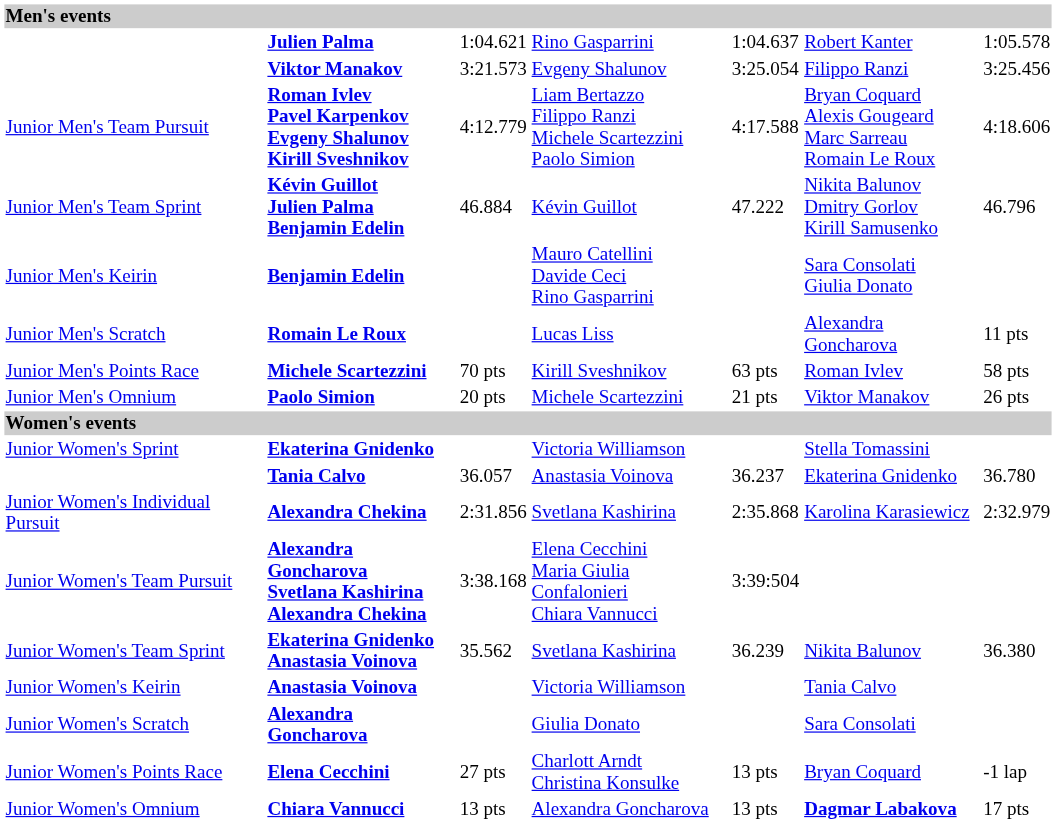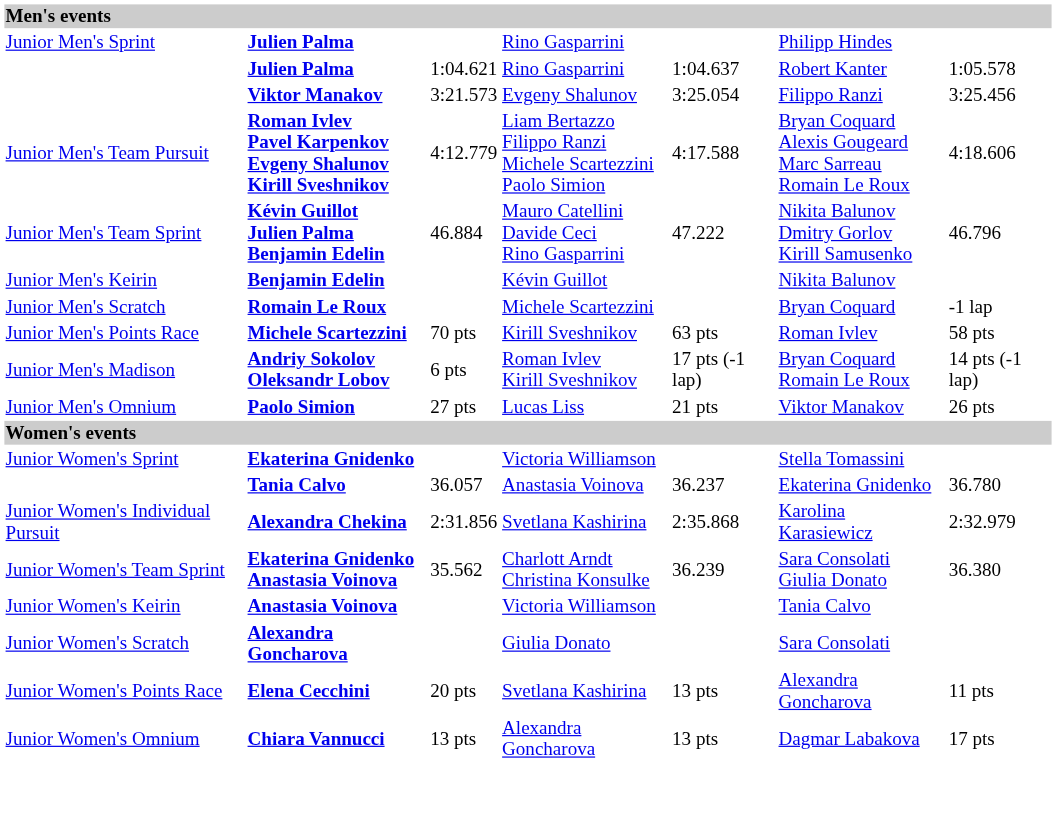+ row: (80, 42)
(584, 206) Kévin Guillot -> (563, 232) Mauro Catellini Davide Ceci Rino Gasparrini
(593, 275) Mauro Catellini Davide Ceci Rino Gasparrini -> (555, 280) Kévin Guillot
(860, 275) Sara Consolati Giulia Donato -> (837, 280) Nikita Balunov
(573, 333) Lucas Liss -> (578, 306) Michele Scartezzini
(851, 333) Alexandra Goncharova -> (837, 306) Bryan Coquard
(1006, 333) 11 pts -> (971, 306) -1 lap
+ row: (90, 369)
(483, 396) 20 pts -> (453, 406) 27 pts
(607, 396) Michele Scartezzini -> (543, 406) Lucas Liss
- row: (119, 581)
(604, 650) Svetlana Kashirina -> (576, 569) Charlott Arndt Christina Konsulke
(863, 650) Nikita Balunov -> (834, 569) Sara Consolati Giulia Donato
(483, 771) 27 pts -> (453, 690) 20 pts
(605, 771) Charlott Arndt Christina Konsulke -> (574, 690) Svetlana Kashirina
(863, 771) Bryan Coquard -> (825, 690) Alexandra Goncharova
(1005, 771) -1 lap -> (971, 690) 11 pts
(880, 808) bold -> (849, 738) normal
